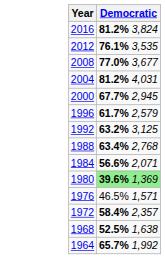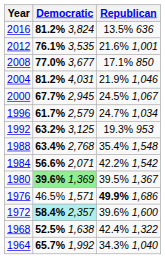+ column: (128, 13)
(128, 212) no background -> (65, 212) paleturquoise background
